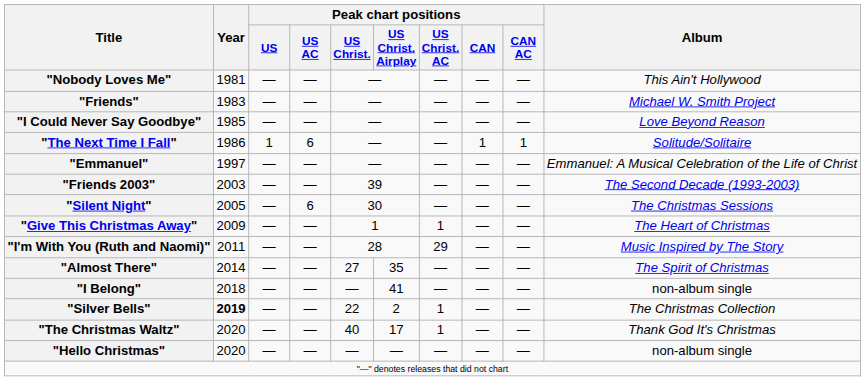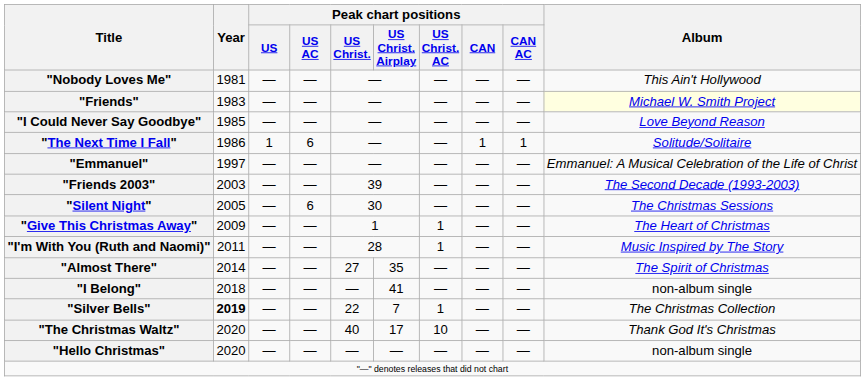(702, 101) no background -> (702, 101) lightyellow background
(440, 247) 29 -> (440, 247) 1
(396, 309) 2 -> (396, 309) 7
(440, 330) 1 -> (440, 330) 10
